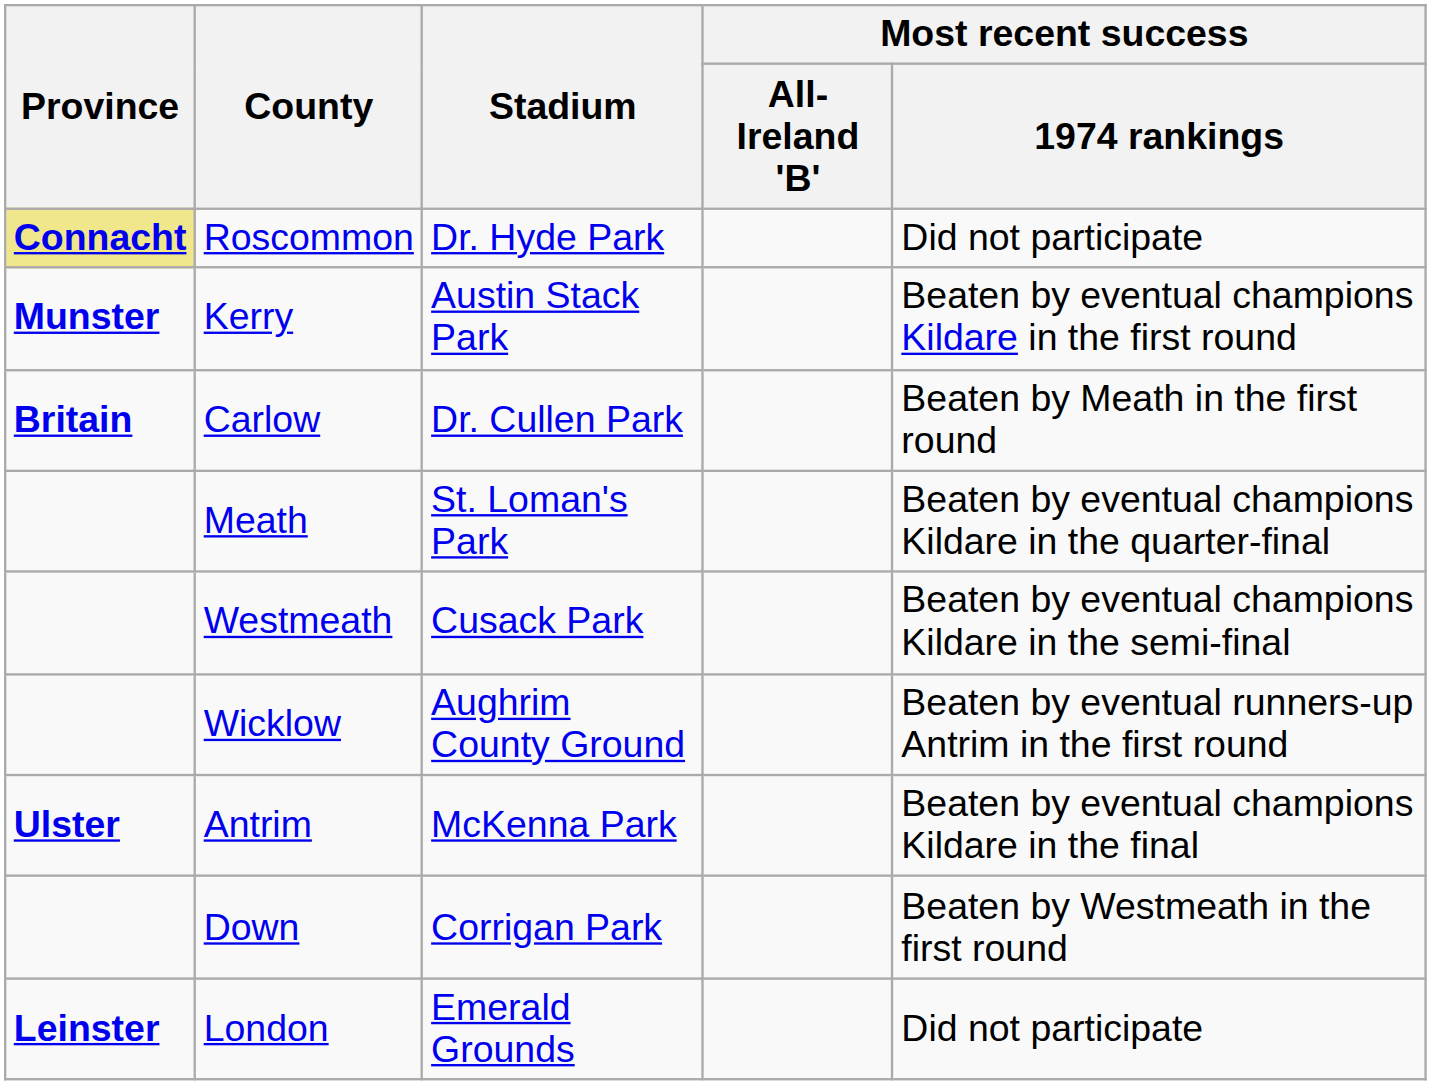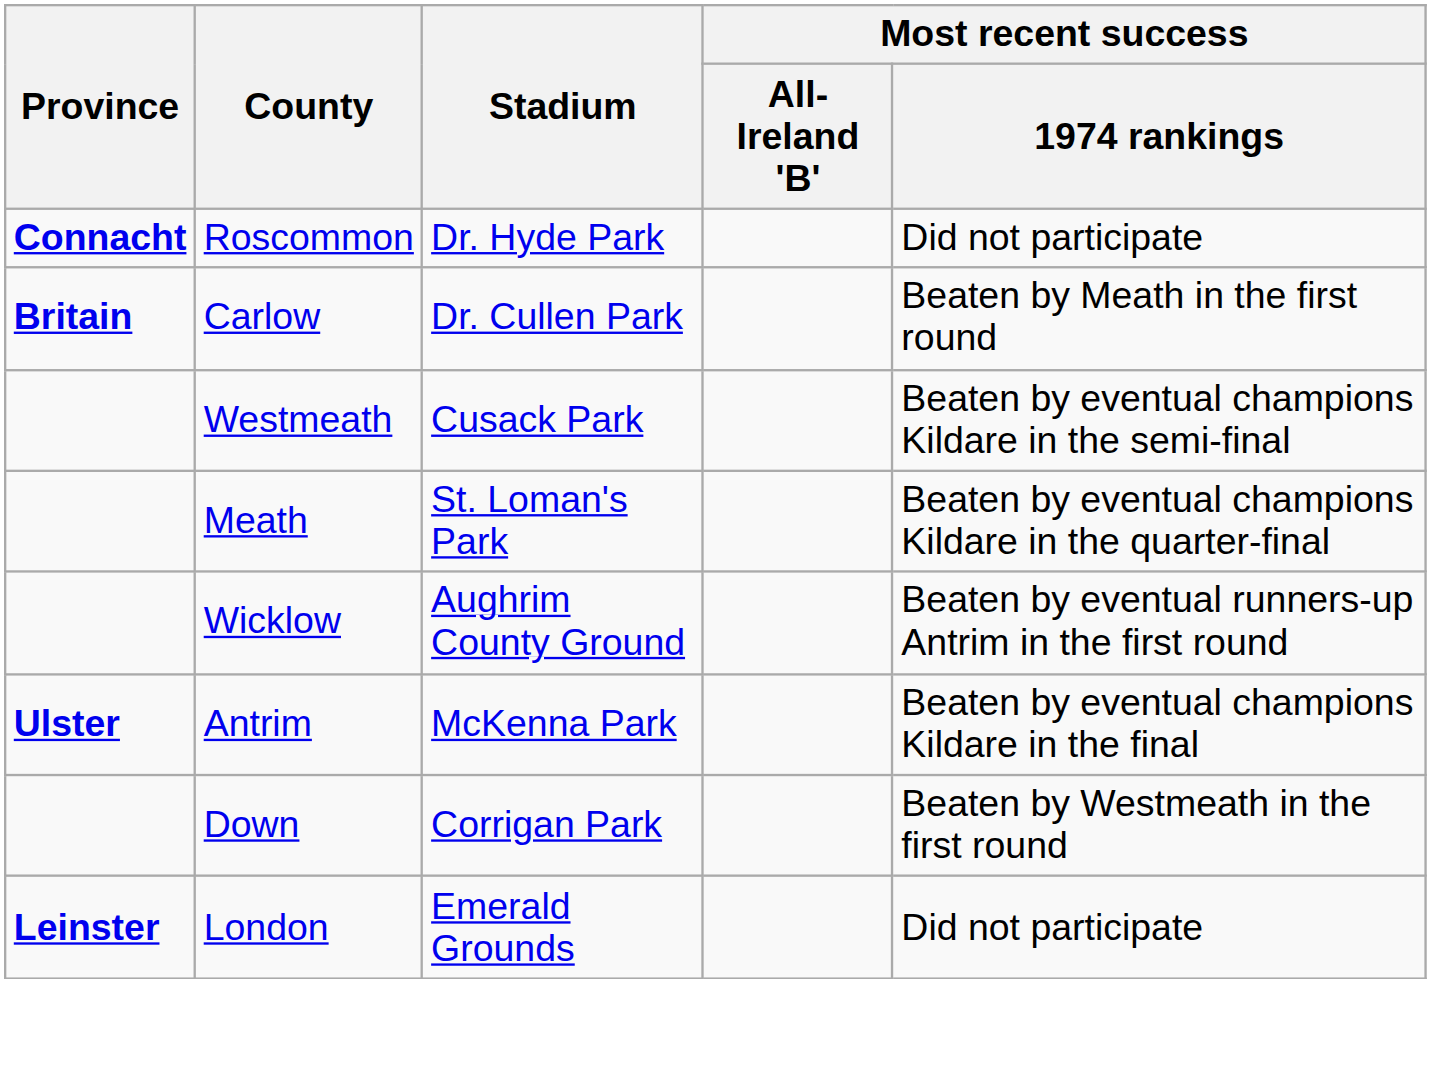(100, 237) khaki background -> (100, 237) no background
- row: (248, 317)
rows swapped: (256, 520) <-> (298, 622)
